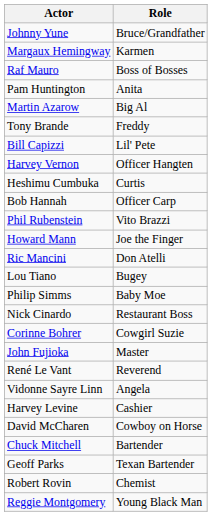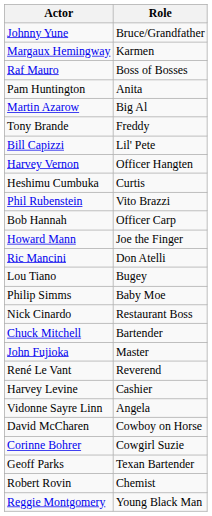rows swapped: (37, 201) <-> (45, 220)
rows swapped: (44, 445) <-> (44, 333)
rows swapped: (42, 408) <-> (55, 389)
